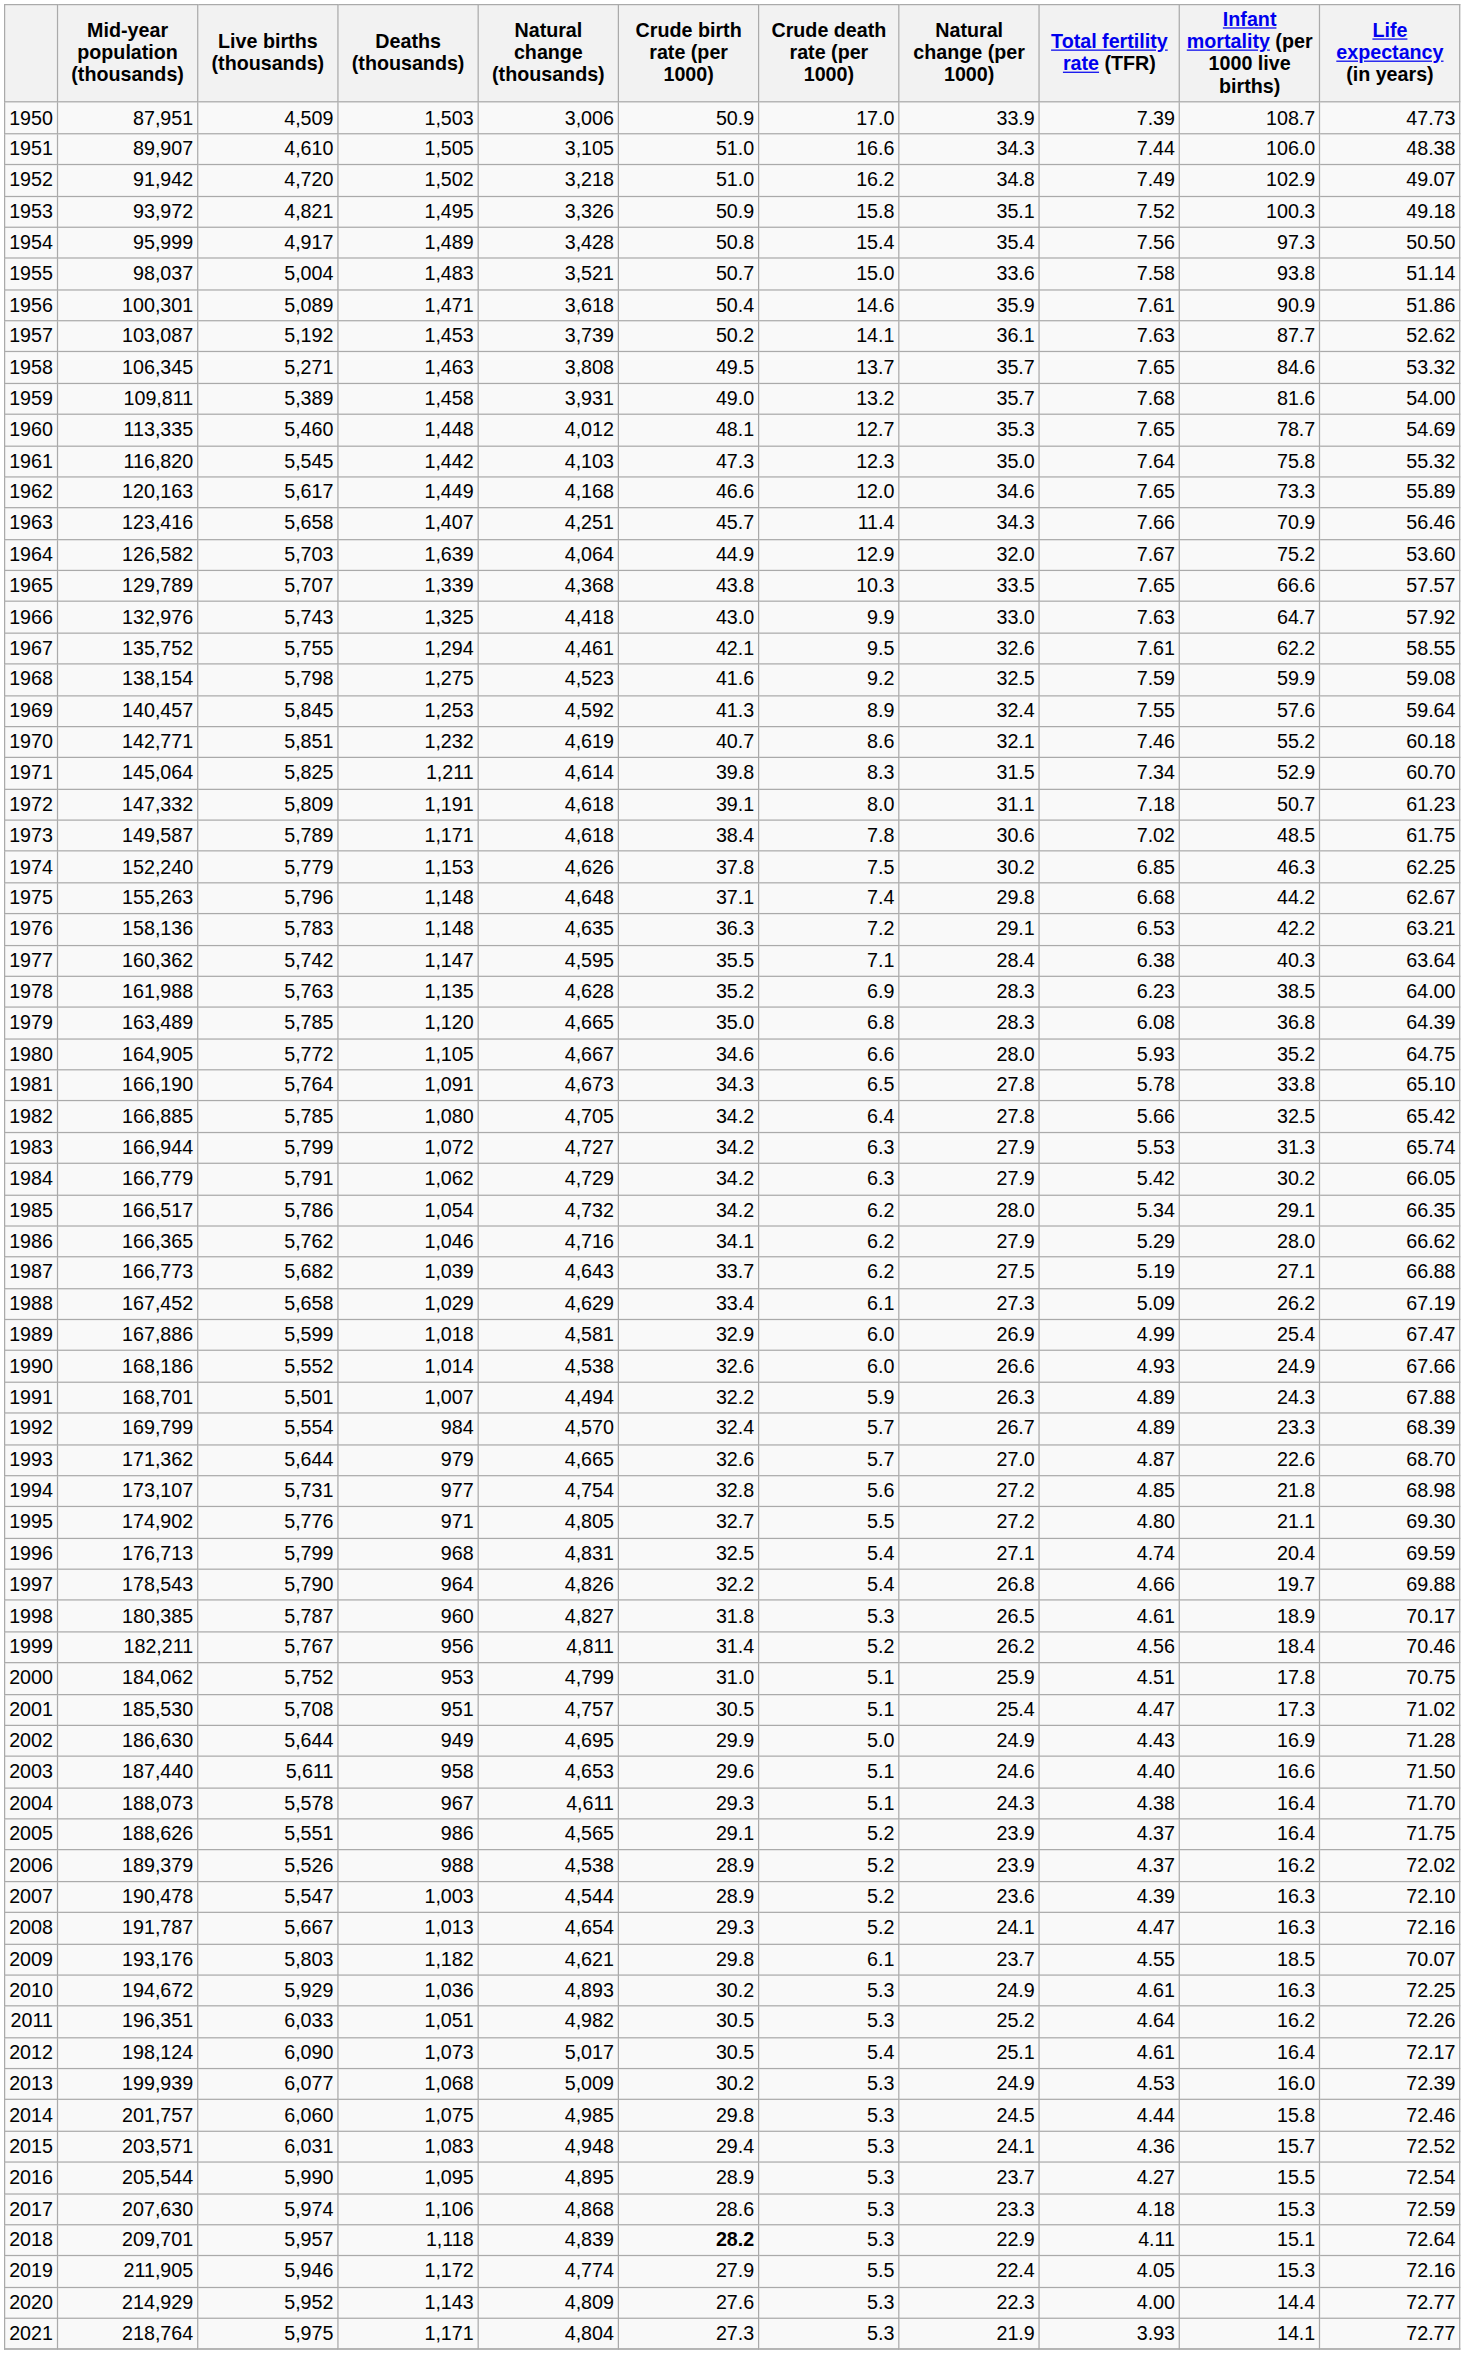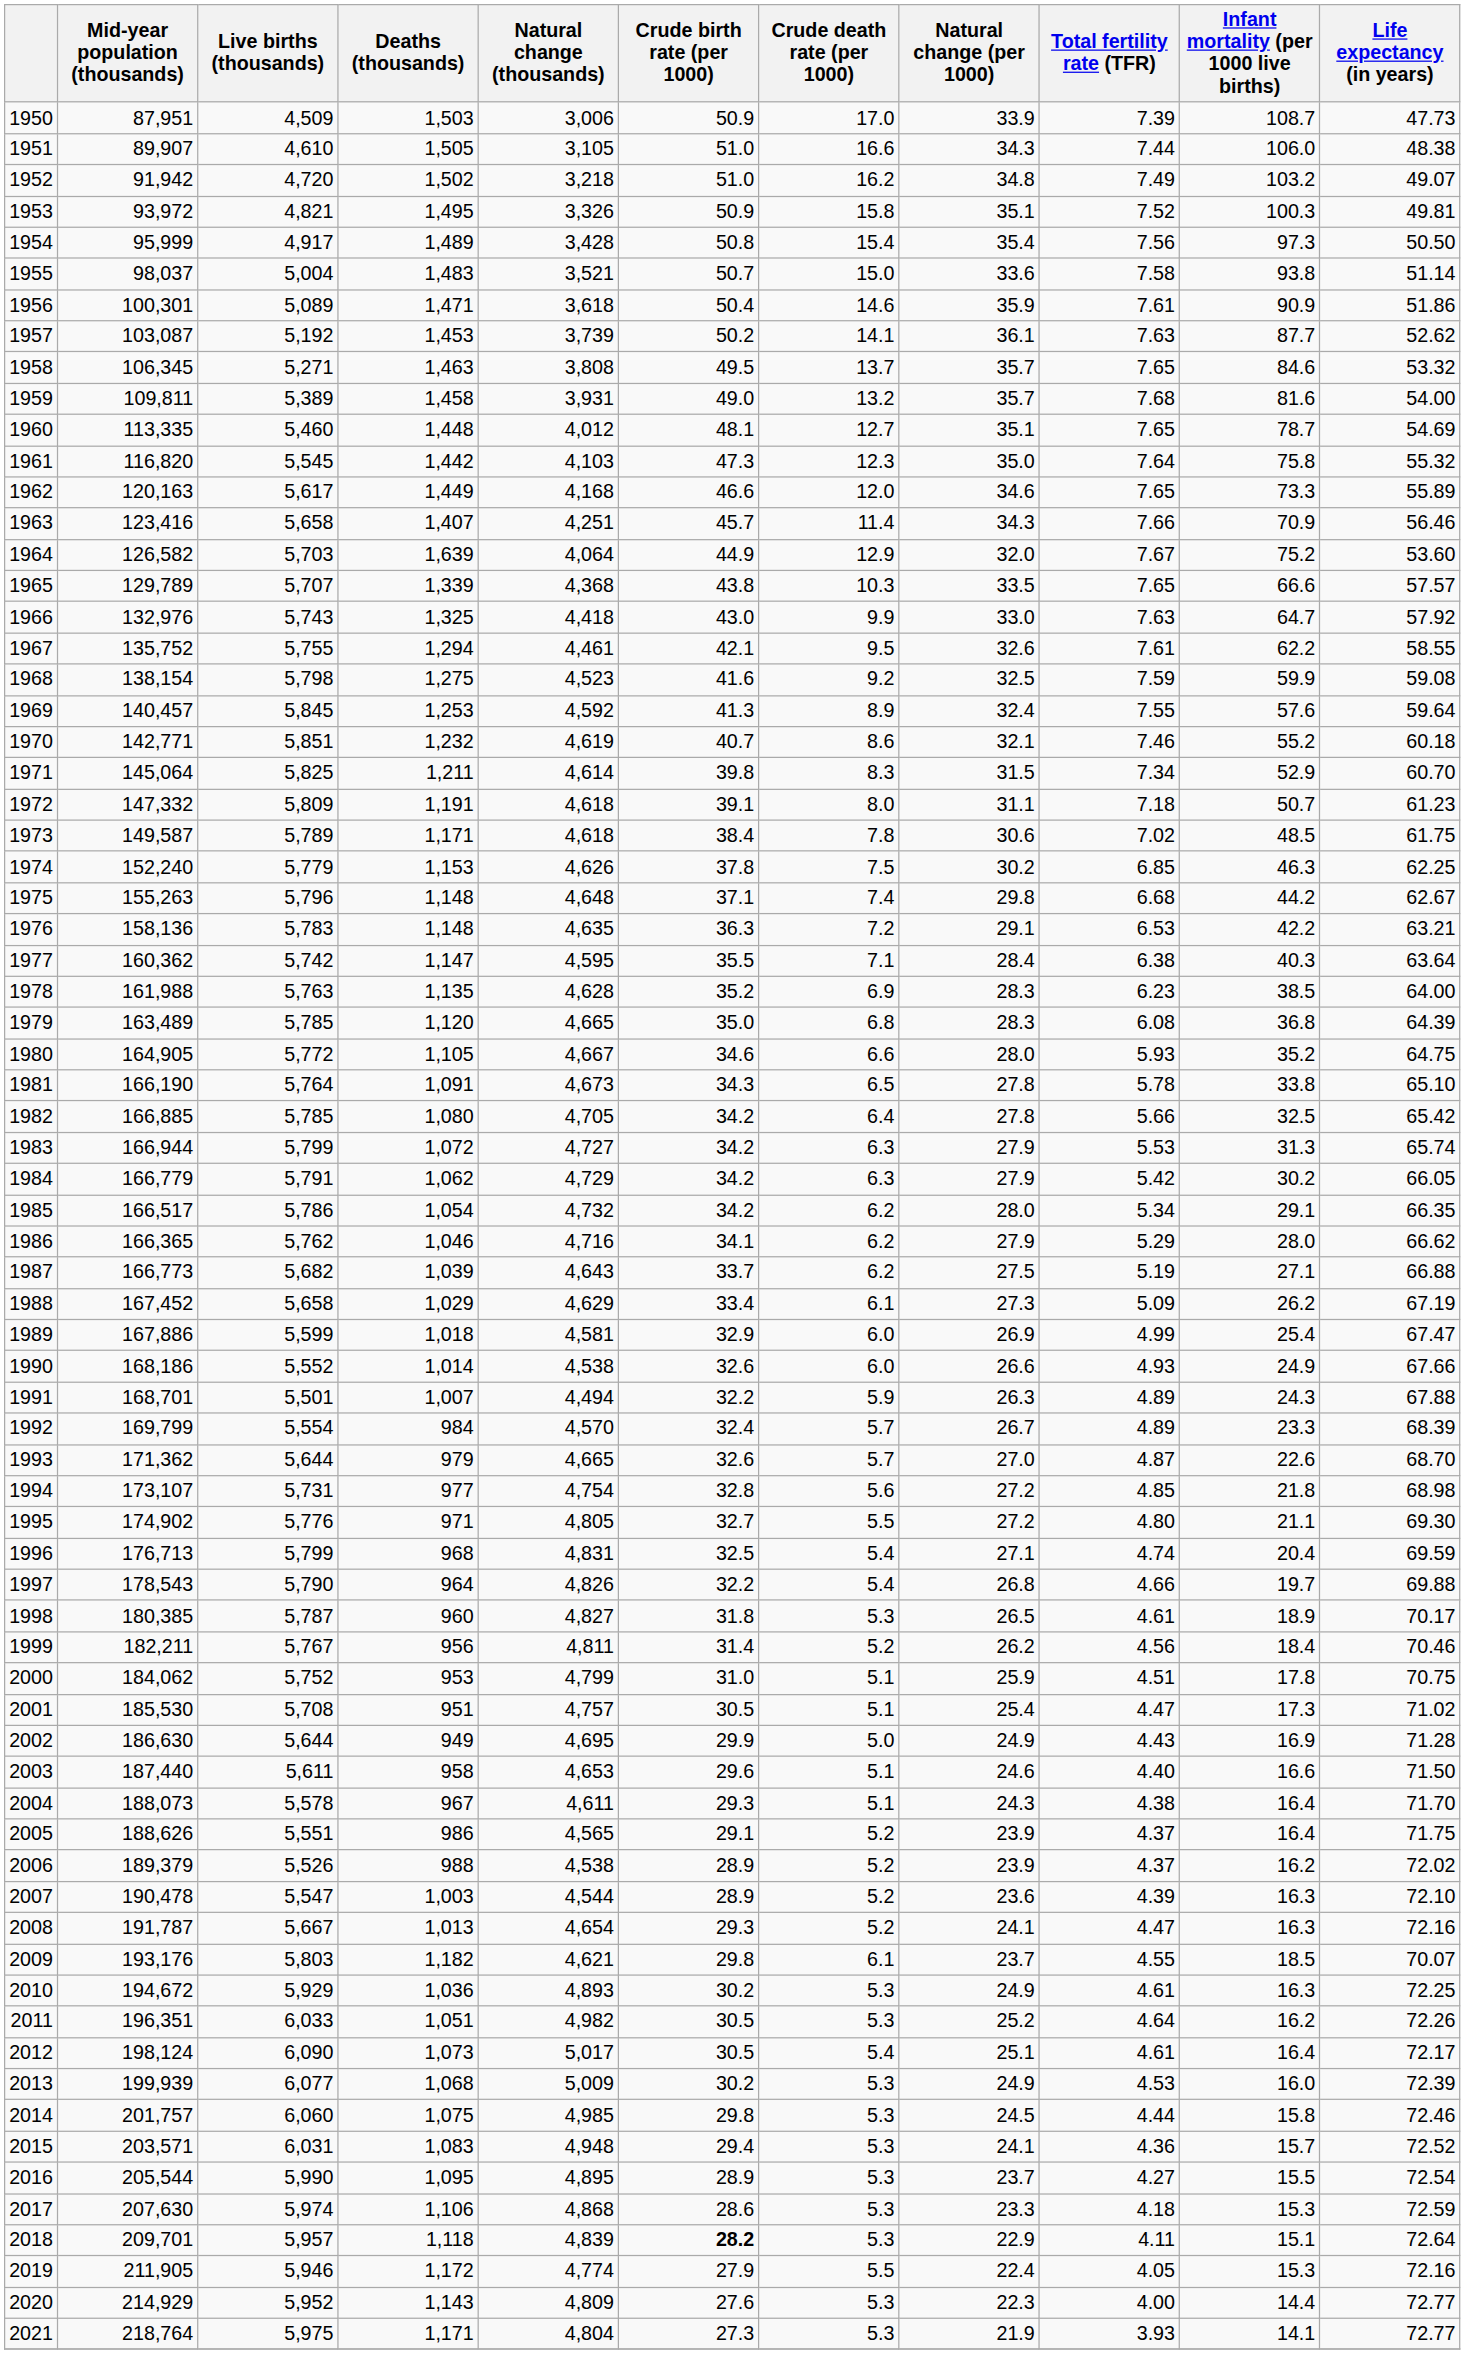(1291, 180) 102.9 -> (1291, 180) 103.2
(1431, 211) 49.18 -> (1431, 211) 49.81
(1016, 429) 35.3 -> (1016, 429) 35.1
